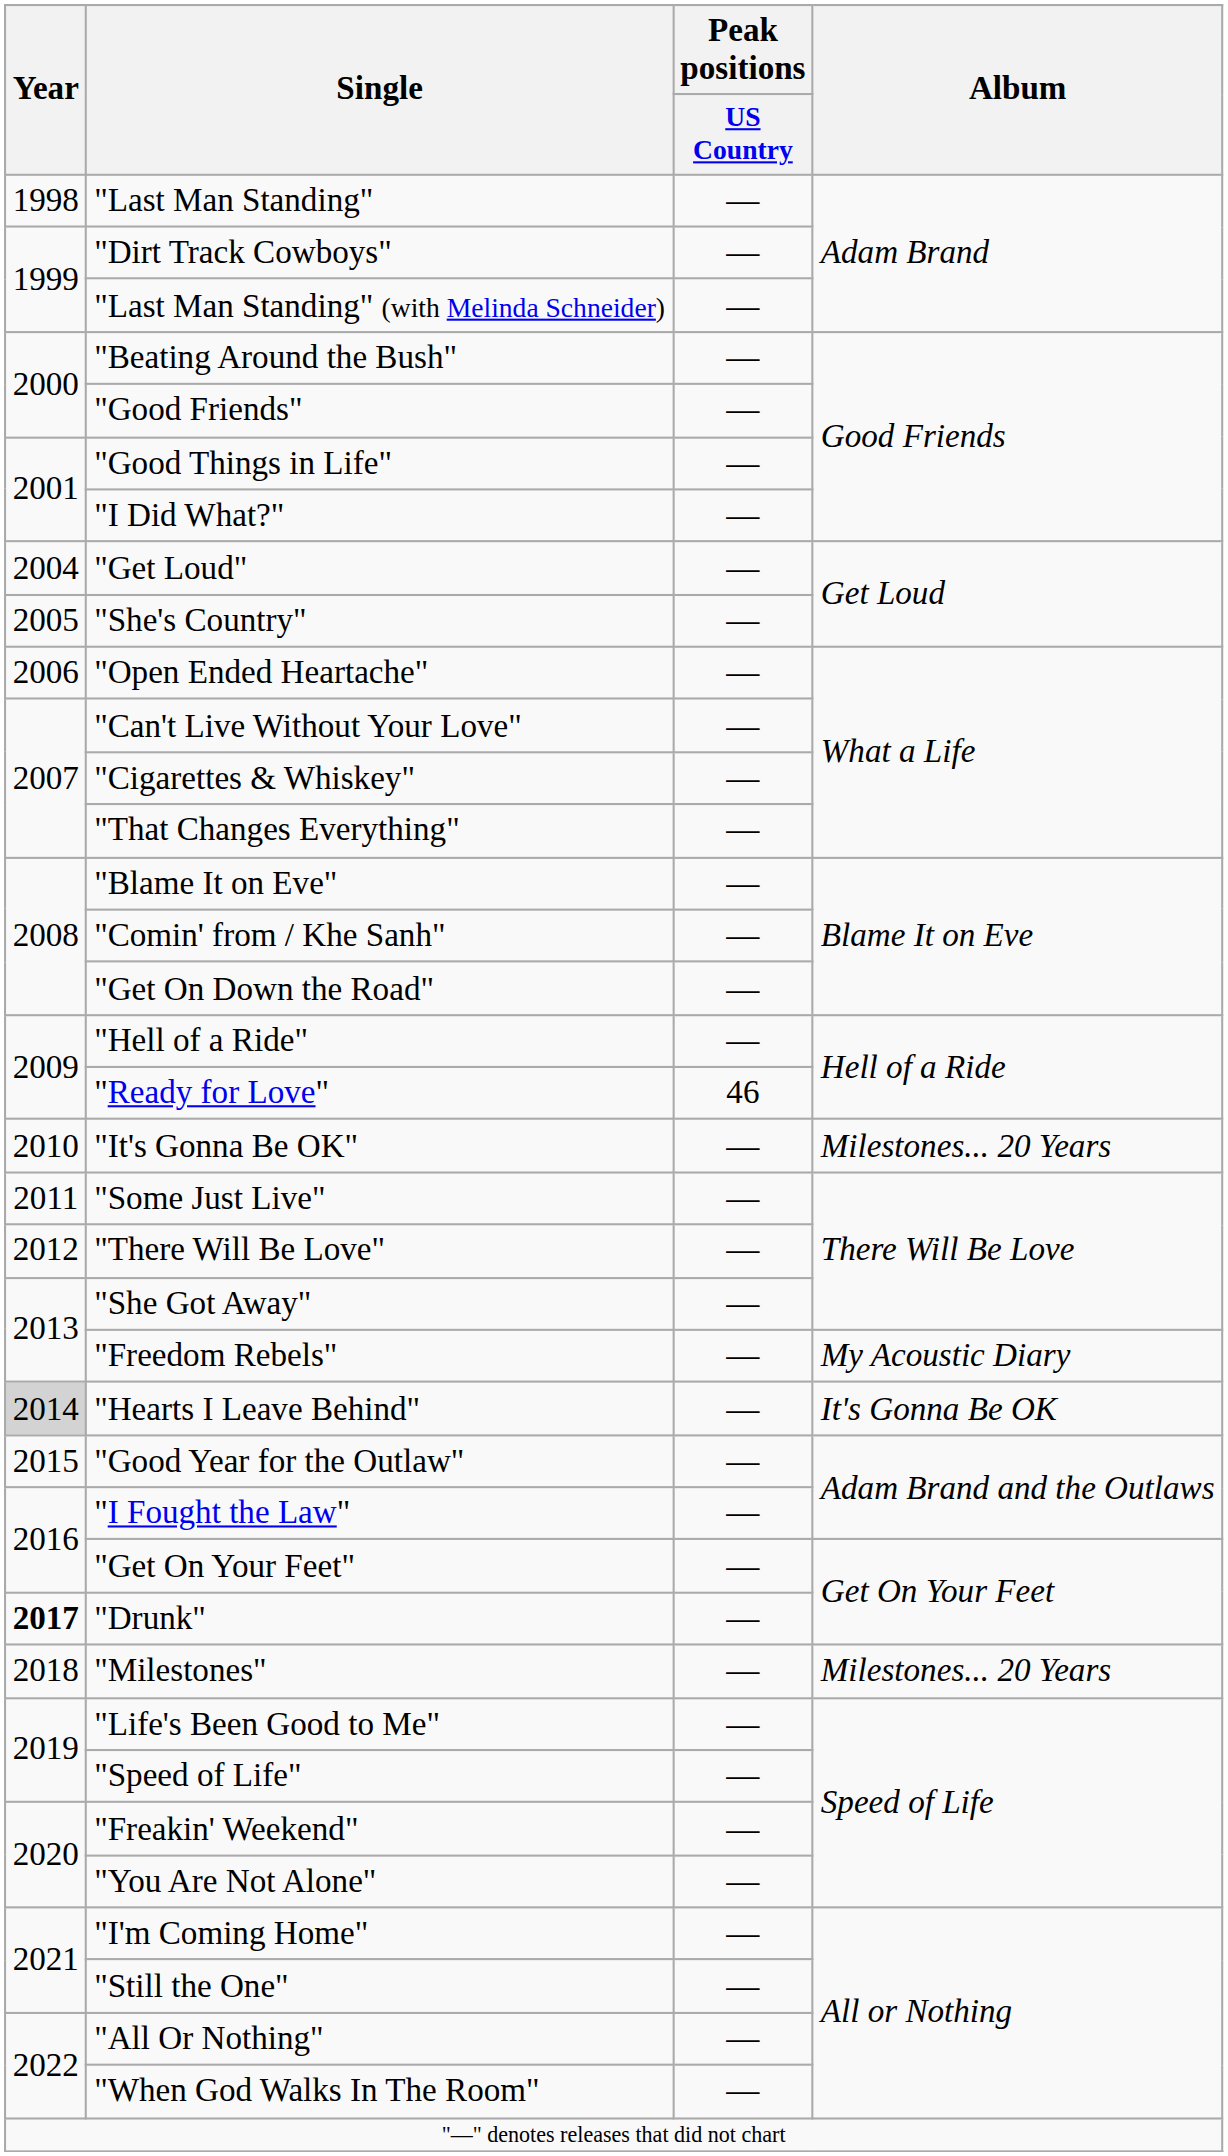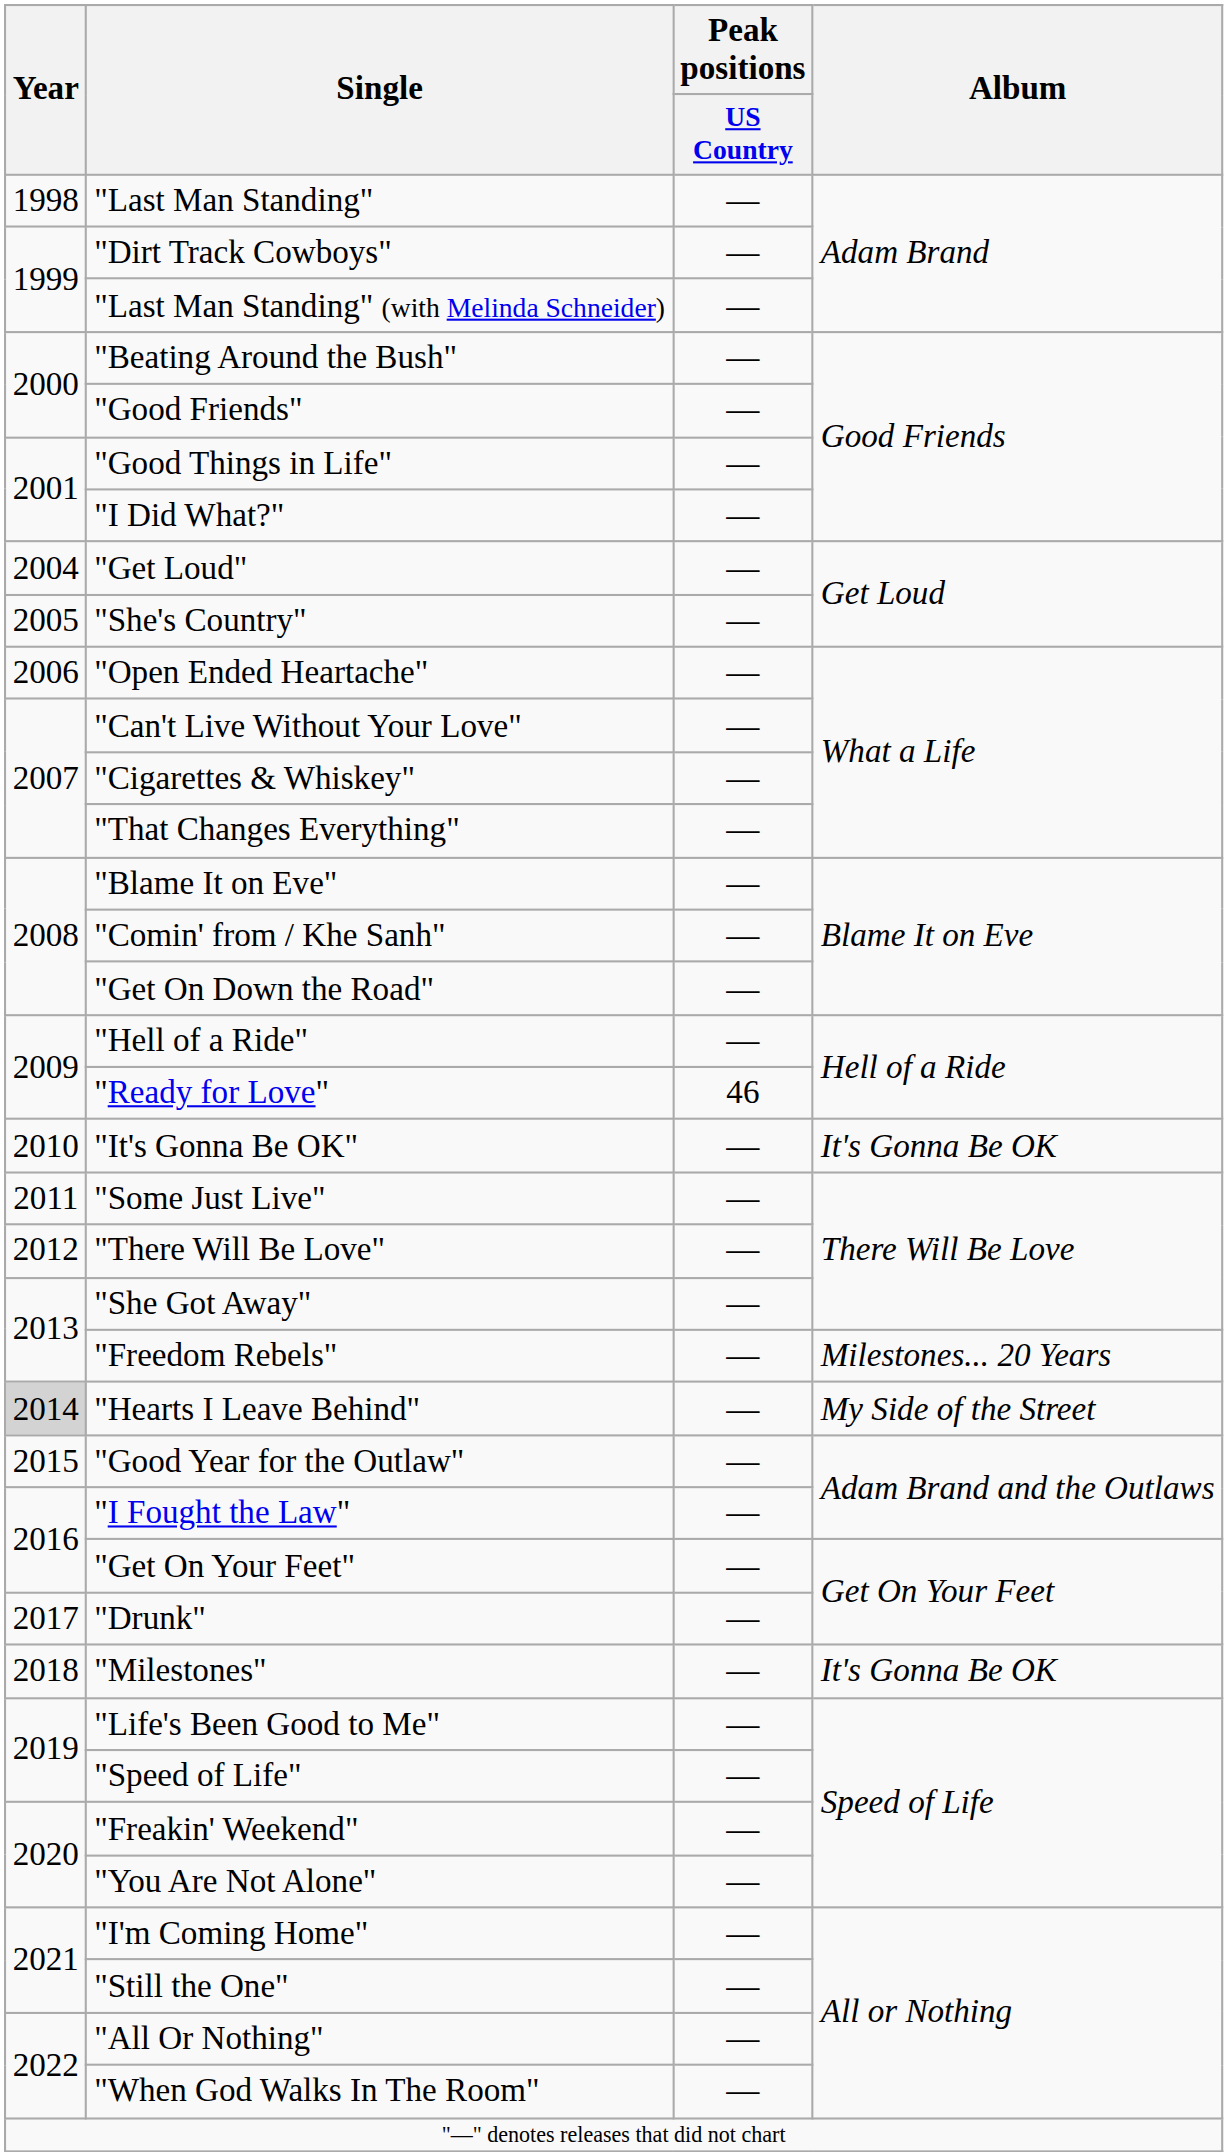(966, 1145) Milestones... 20 Years -> (939, 1145) It's Gonna Be OK
(946, 1355) My Acoustic Diary -> (966, 1355) Milestones... 20 Years
(939, 1407) It's Gonna Be OK -> (958, 1407) My Side of the Street
(46, 1618) bold -> (46, 1618) normal
(966, 1670) Milestones... 20 Years -> (939, 1670) It's Gonna Be OK
